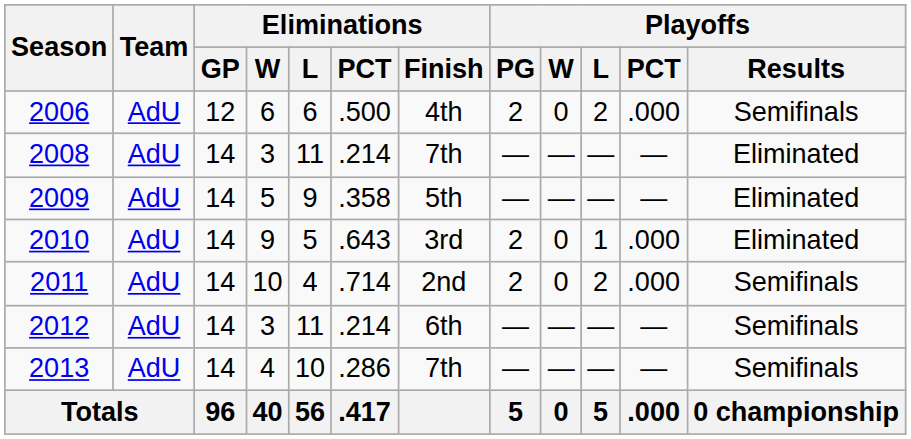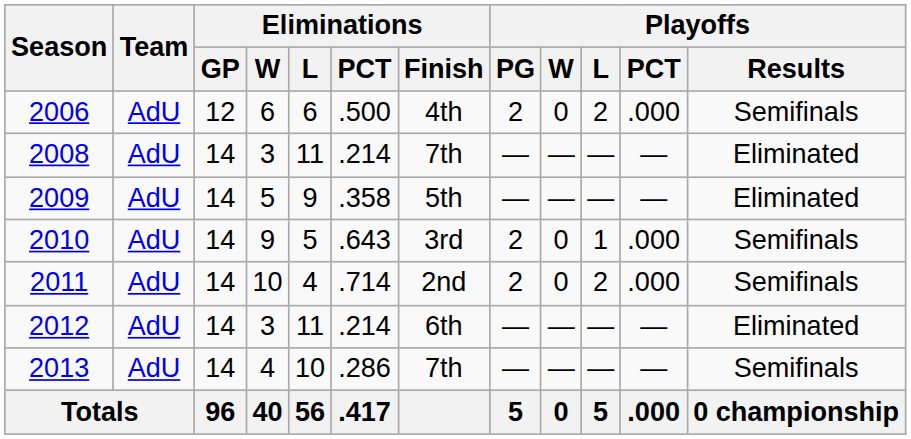(796, 240) Eliminated -> (796, 240) Semifinals
(796, 326) Semifinals -> (796, 326) Eliminated
